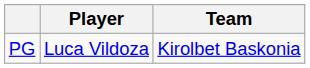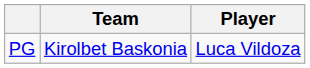columns swapped: (96, 19) <-> (229, 19)
